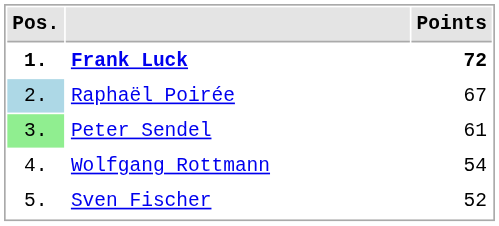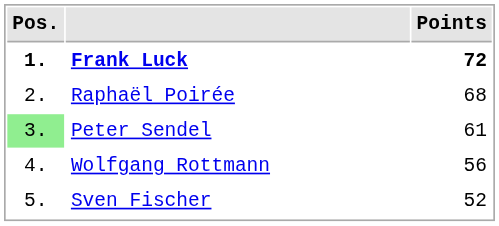(36, 96) lightblue background -> (36, 96) no background
(475, 96) 67 -> (475, 96) 68
(475, 166) 54 -> (475, 166) 56
